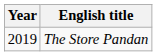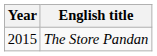(22, 39) 2019 -> (22, 39) 2015
